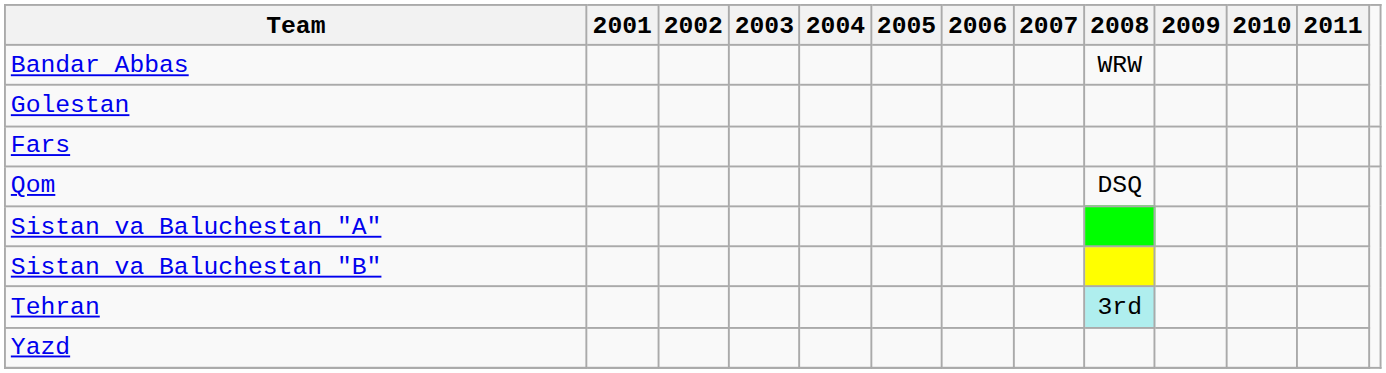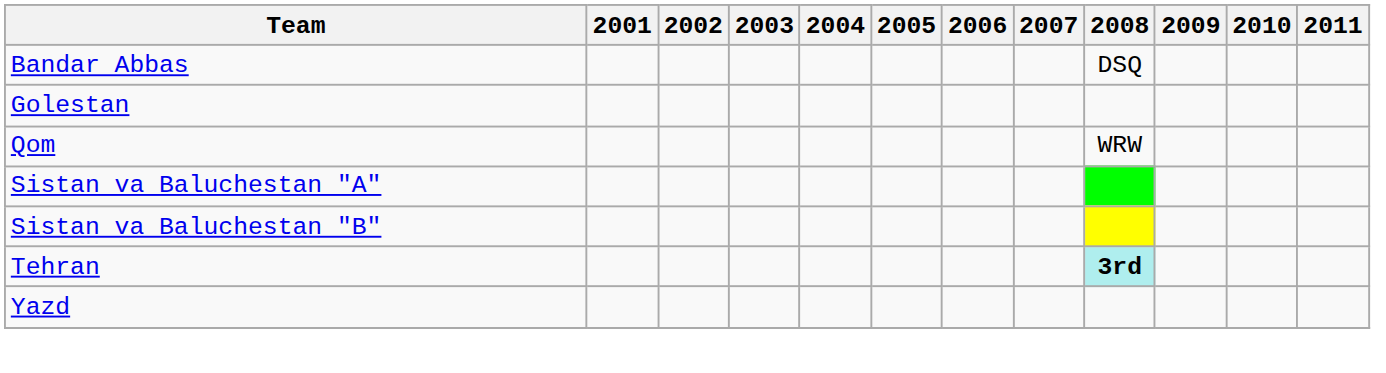(1120, 65) WRW -> (1120, 65) DSQ
- row: (40, 146)
(1120, 186) DSQ -> (1120, 146) WRW
(1120, 307) normal -> (1120, 267) bold
